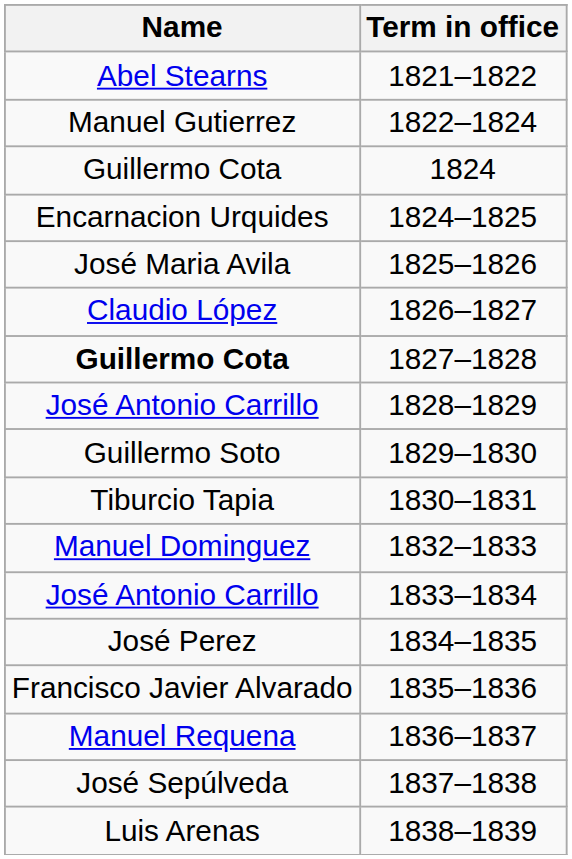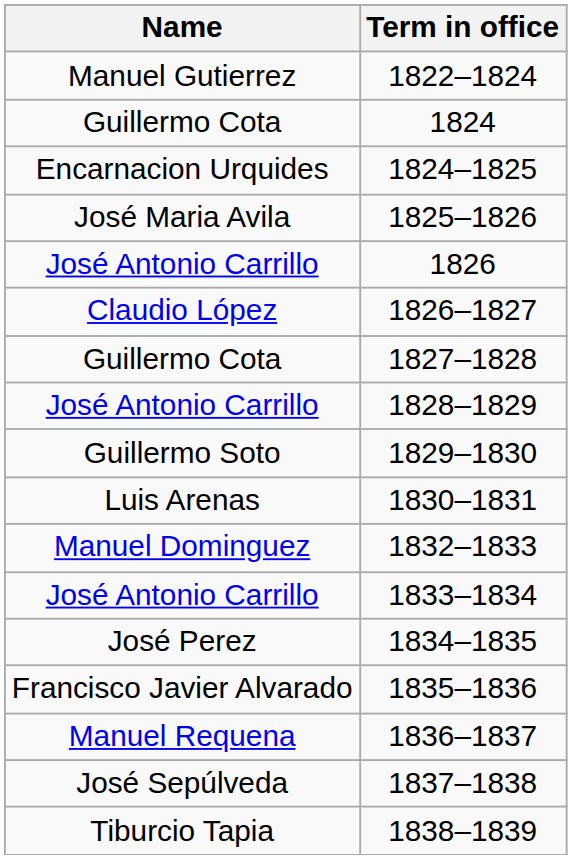- row: (463, 75)
+ row: (463, 264)
(182, 358) bold -> (182, 358) normal
(182, 500) Tiburcio Tapia -> (182, 500) Luis Arenas
(182, 830) Luis Arenas -> (182, 830) Tiburcio Tapia
